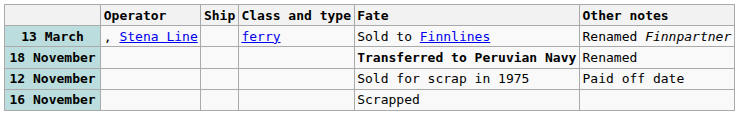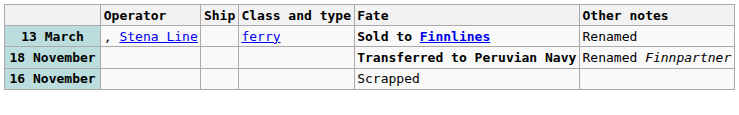(424, 36) normal -> (424, 36) bold
(657, 36) Renamed Finnpartner -> (610, 36) Renamed
(610, 57) Renamed -> (657, 57) Renamed Finnpartner
- row: (53, 79)
